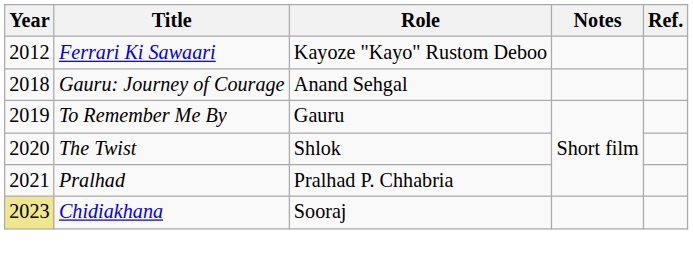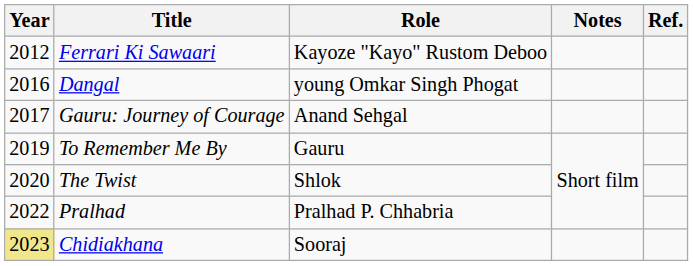+ row: (89, 84)
(29, 84) 2018 -> (29, 116) 2017
(29, 180) 2021 -> (29, 212) 2022
